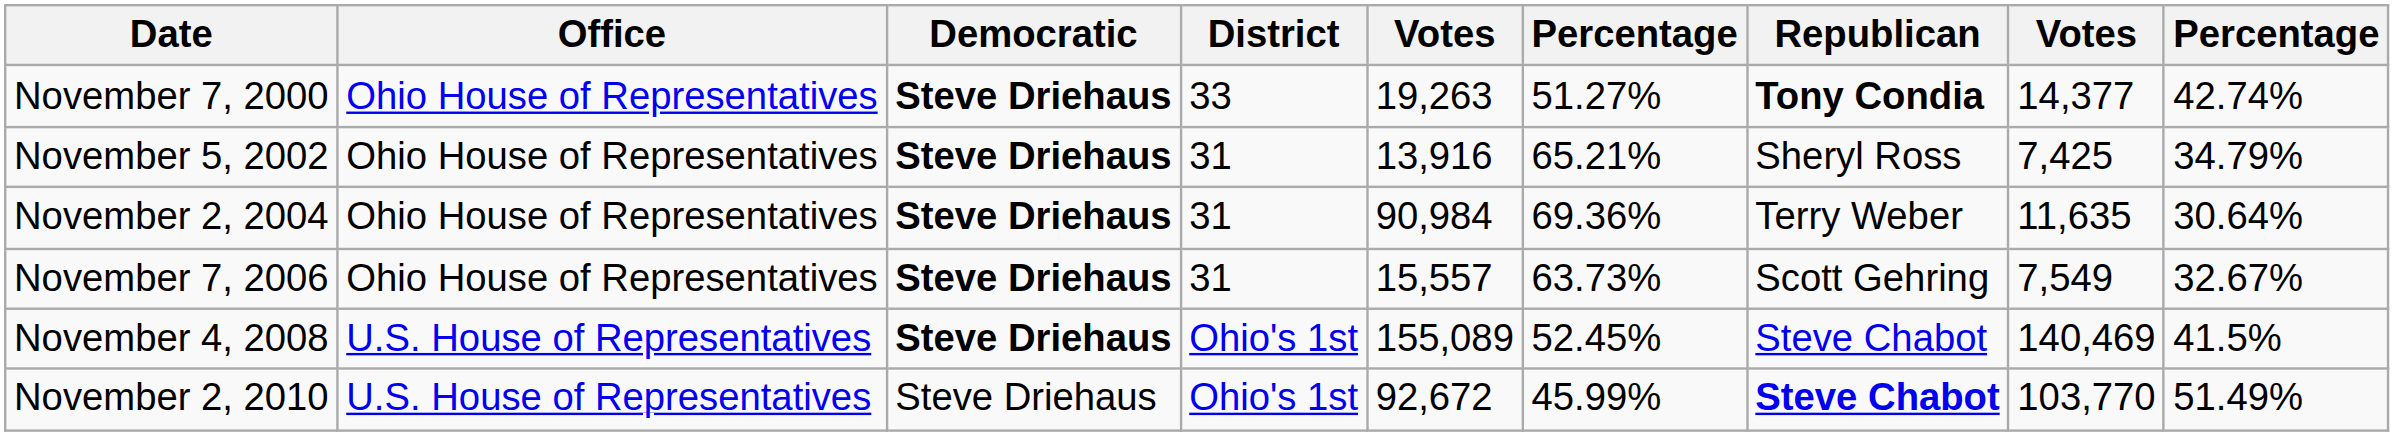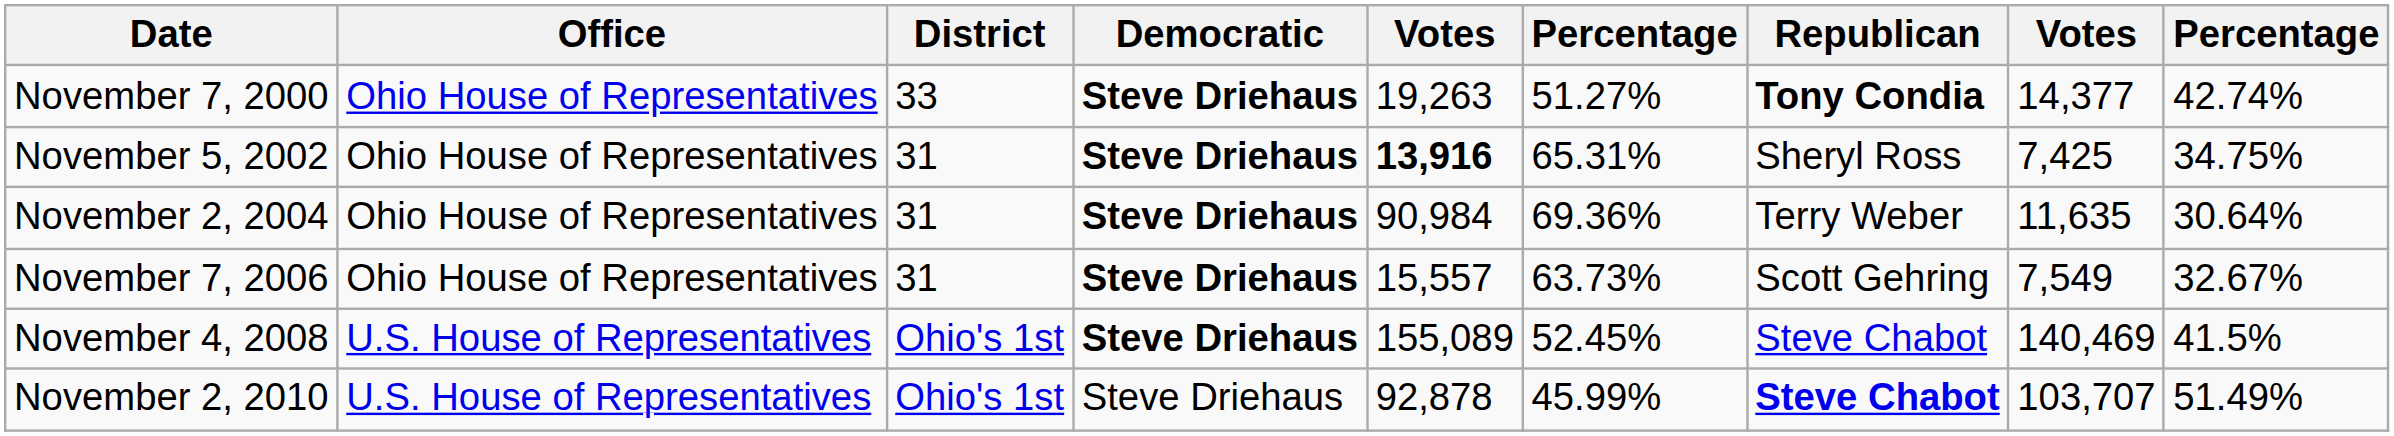columns swapped: (1274, 34) <-> (1033, 34)
(1434, 156) normal -> (1434, 156) bold
(1596, 156) 65.21% -> (1596, 156) 65.31%
(2238, 156) 34.79% -> (2238, 156) 34.75%
(1434, 398) 92,672 -> (1434, 398) 92,878
(2086, 398) 103,770 -> (2086, 398) 103,707
